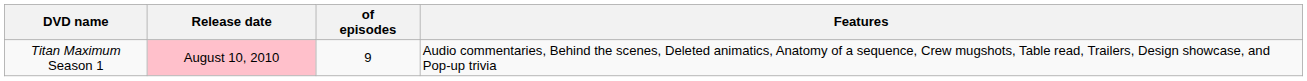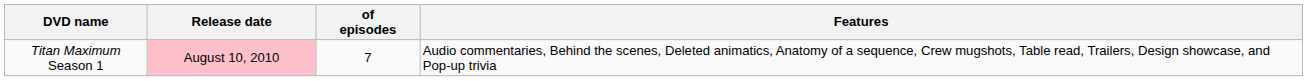(368, 57) 9 -> (368, 57) 7
